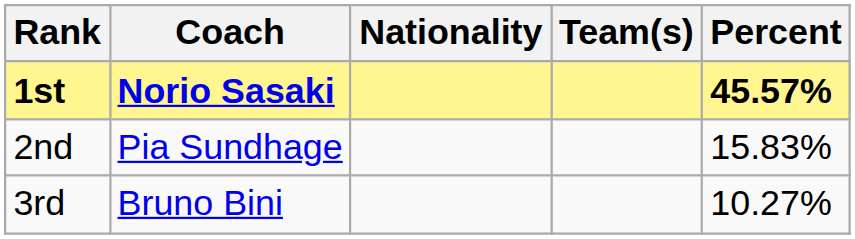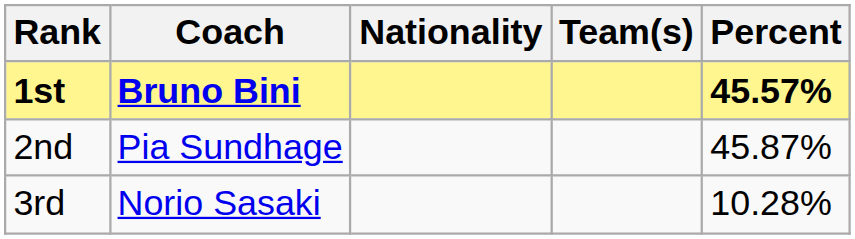(226, 89) Norio Sasaki -> (209, 89) Bruno Bini
(771, 146) 15.83% -> (771, 146) 45.87%
(200, 203) Bruno Bini -> (219, 203) Norio Sasaki
(771, 203) 10.27% -> (771, 203) 10.28%
